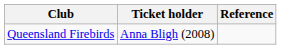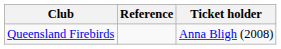columns swapped: (167, 14) <-> (247, 14)
